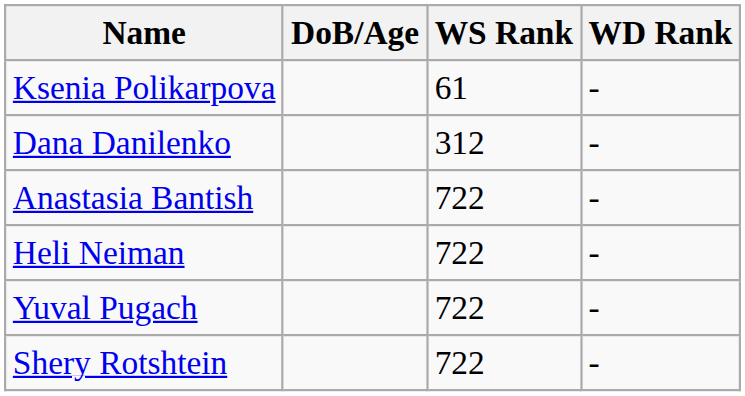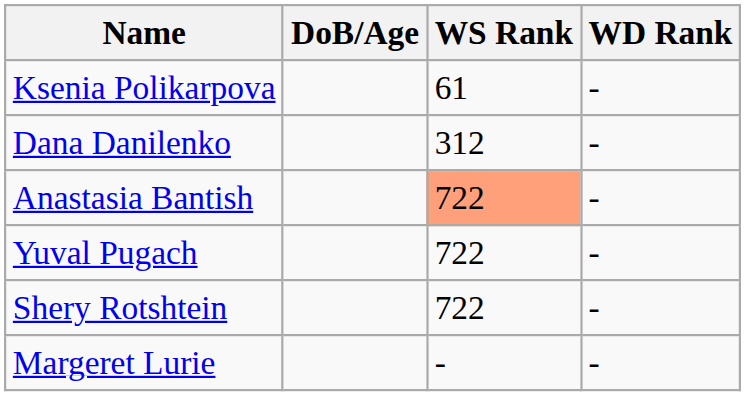(460, 197) no background -> (460, 197) lightsalmon background
- row: (99, 252)
+ row: (114, 363)
